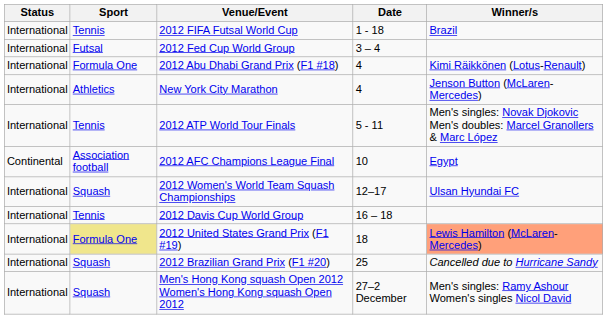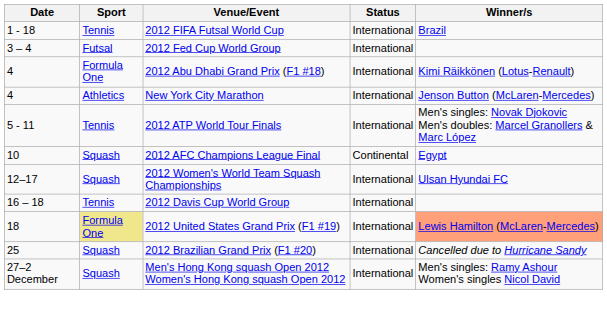columns swapped: (390, 13) <-> (37, 13)
(101, 161) Association football -> (101, 155) Squash
